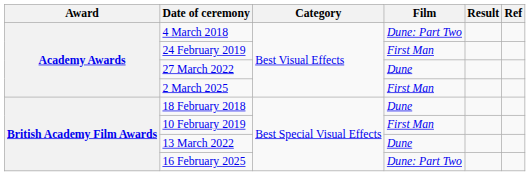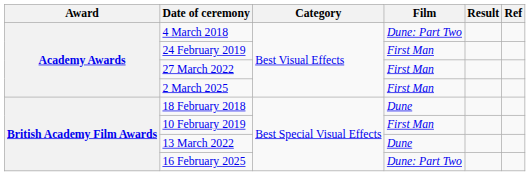(400, 69) Dune -> (410, 69) First Man
